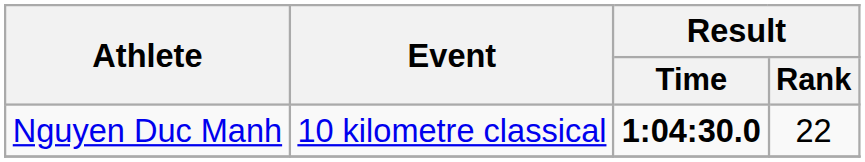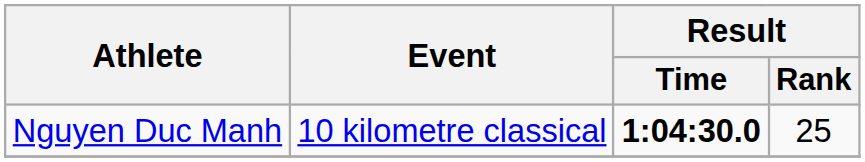(814, 131) 22 -> (814, 131) 25
